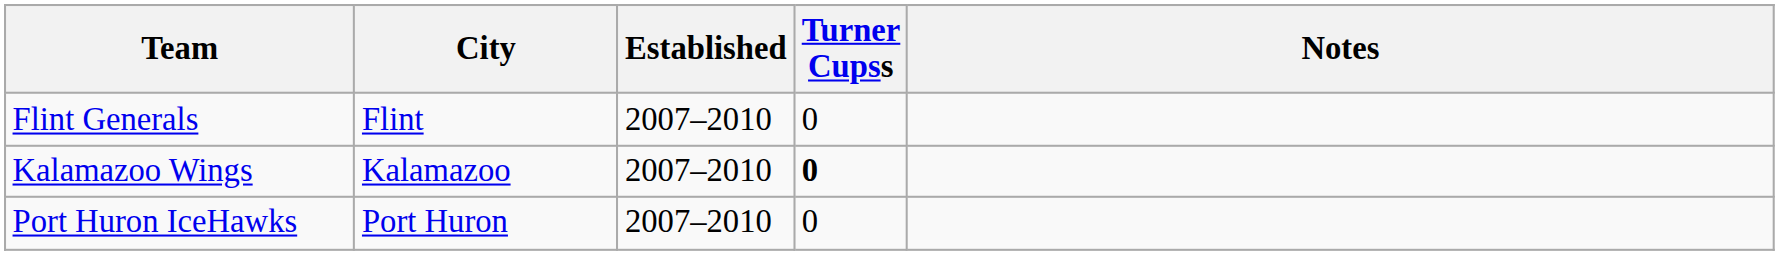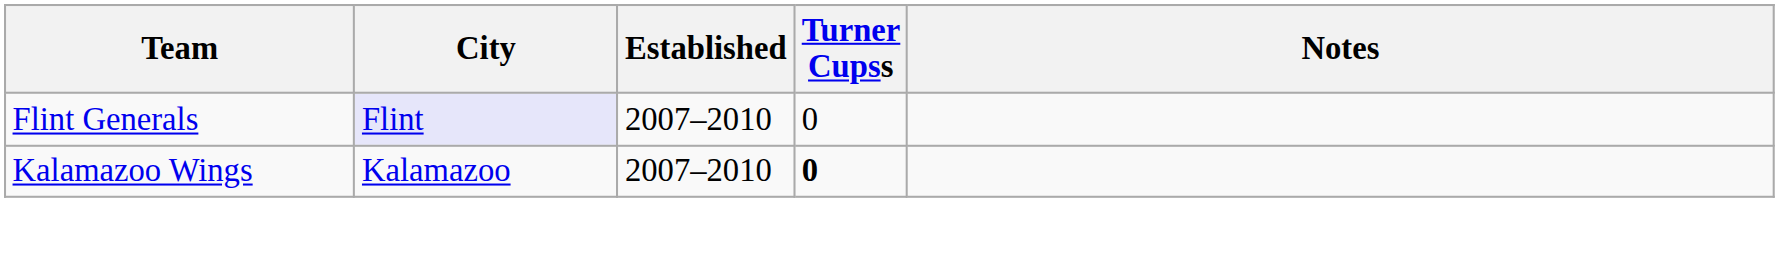(393, 118) no background -> (393, 118) lavender background
- row: (155, 222)
